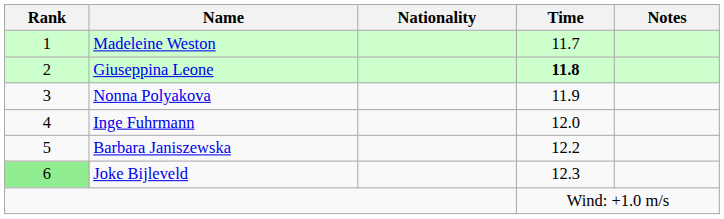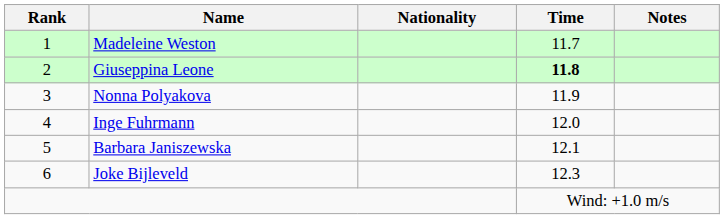(566, 148) 12.2 -> (566, 148) 12.1
(47, 174) lightgreen background -> (47, 174) no background
